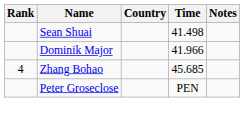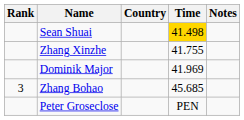(188, 32) no background -> (188, 32) gold background
+ row: (73, 50)
(188, 50) 41.966 -> (188, 69) 41.969
(21, 69) 4 -> (21, 87) 3
